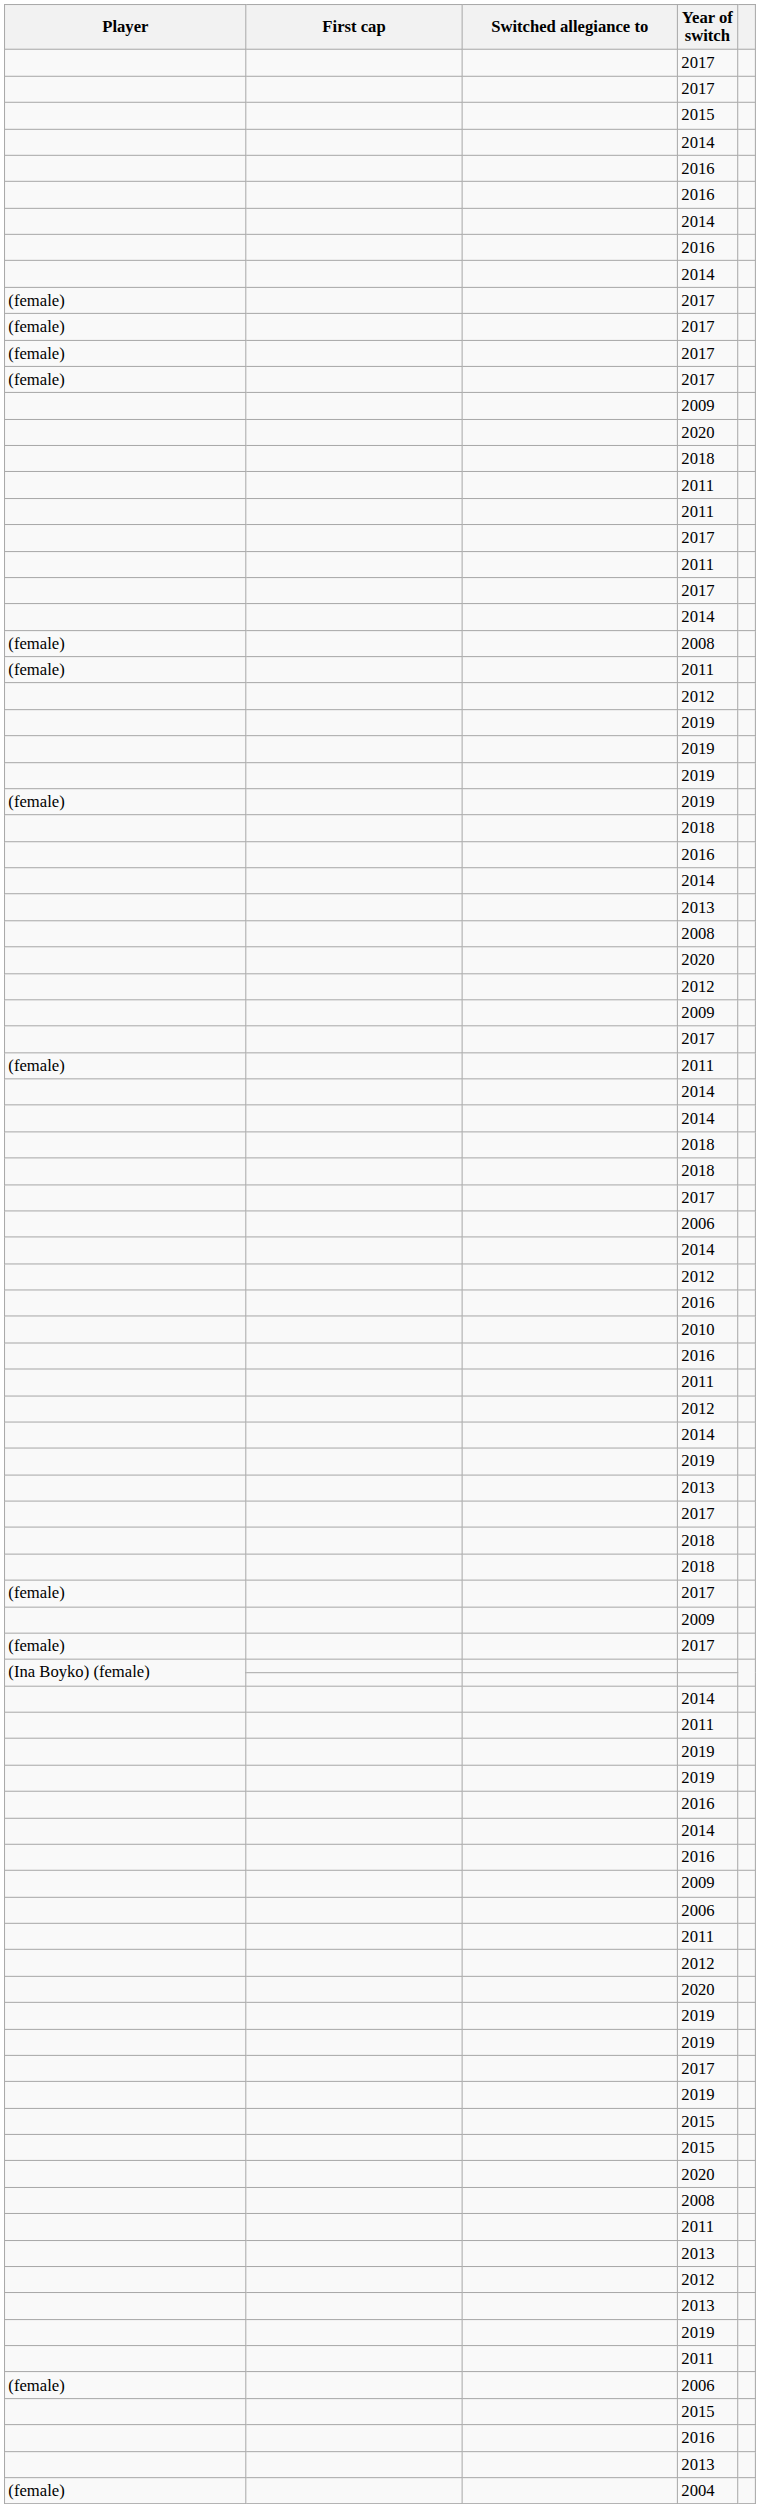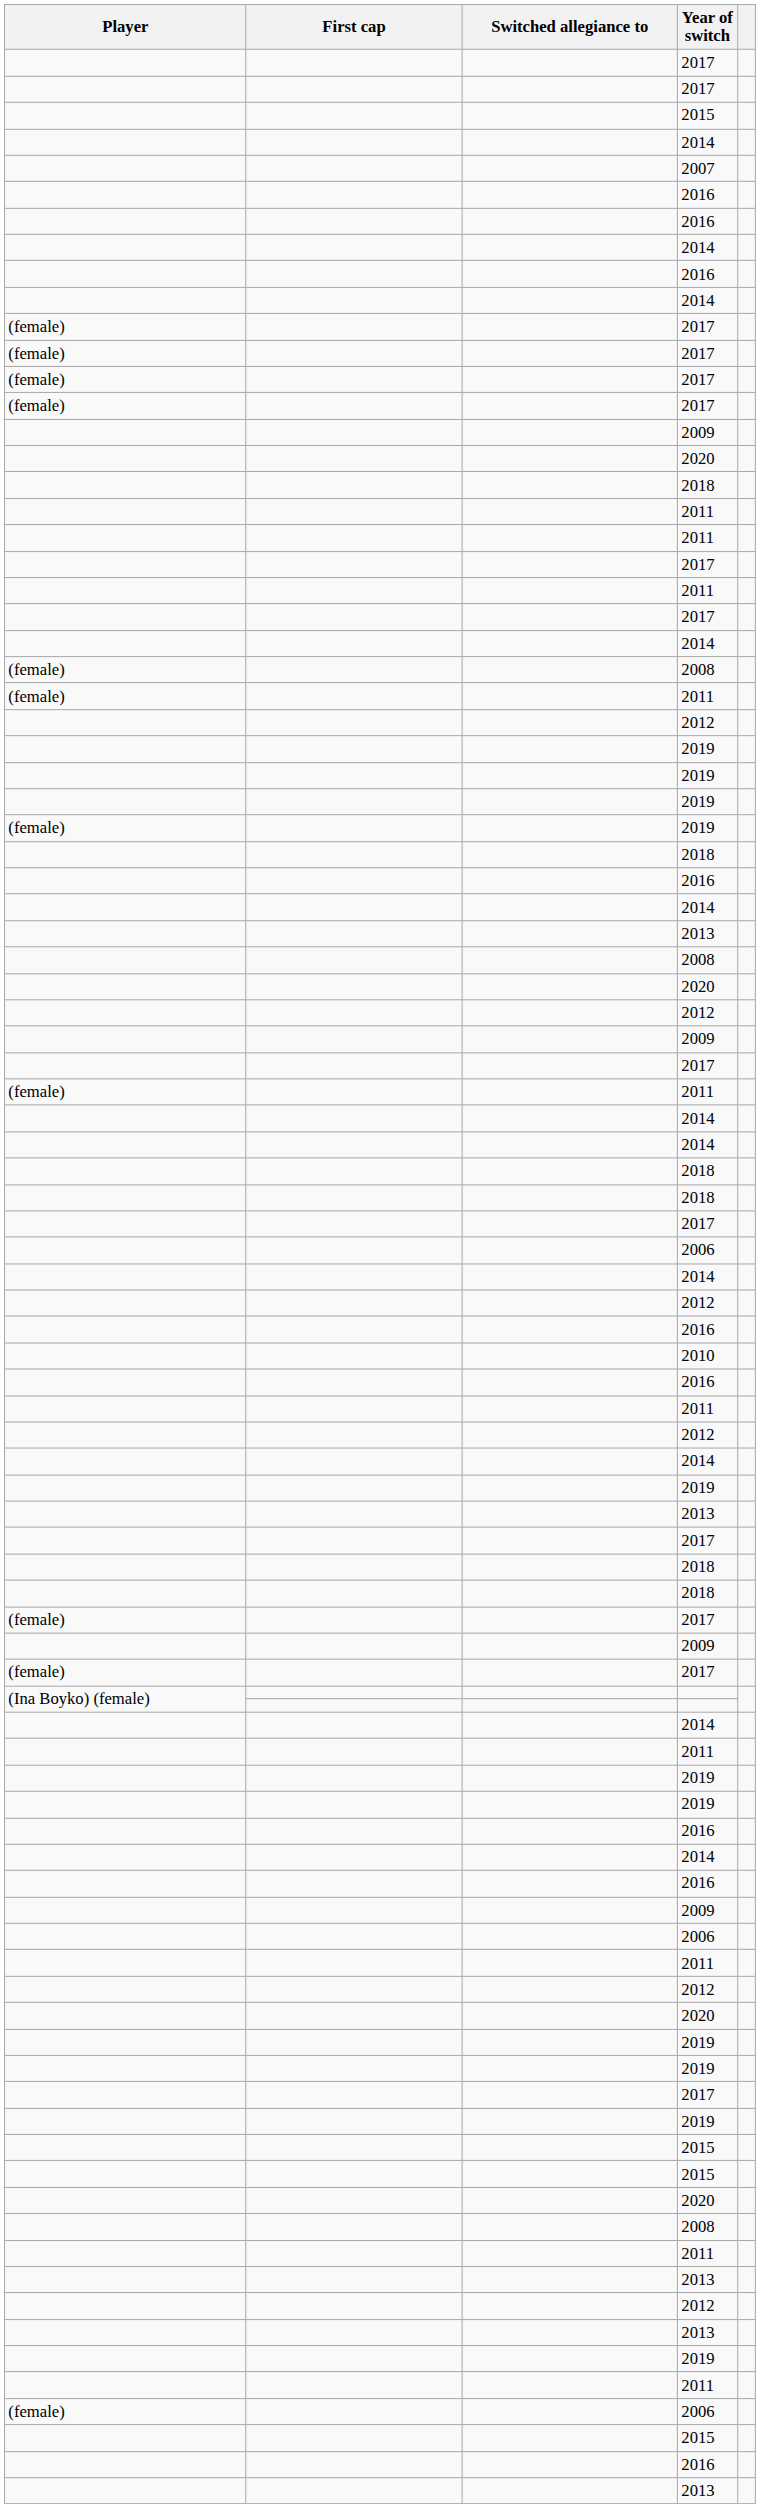+ row: (125, 168)
- row: (37, 2490)
